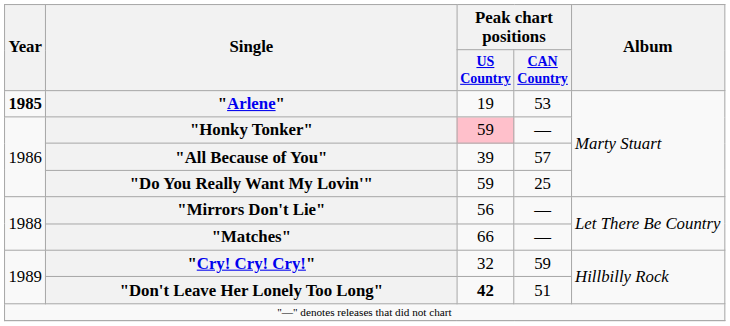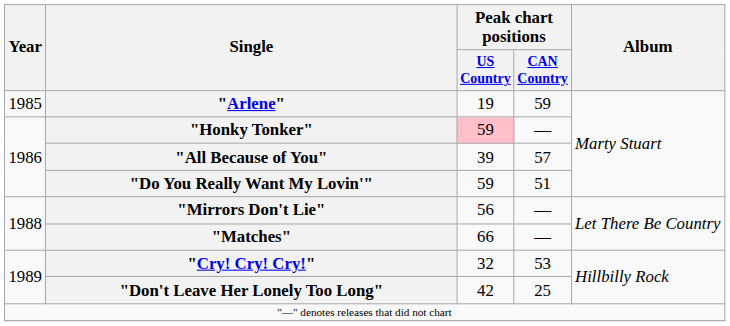(25, 103) bold -> (25, 103) normal
(543, 103) 53 -> (543, 103) 59
(543, 183) 25 -> (543, 183) 51
(543, 263) 59 -> (543, 263) 53
(485, 290) bold -> (485, 290) normal
(543, 290) 51 -> (543, 290) 25
